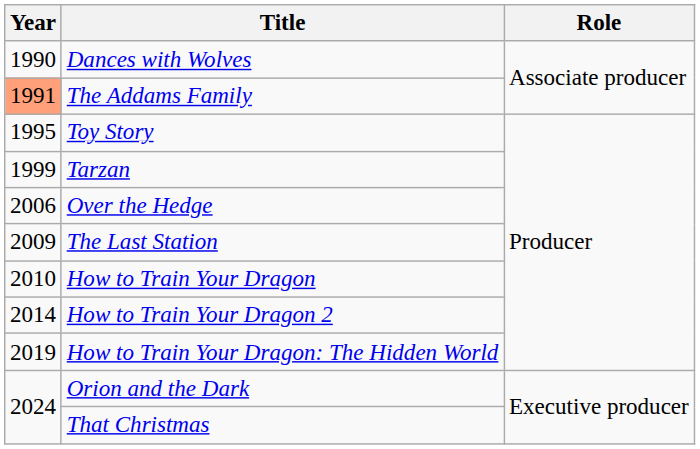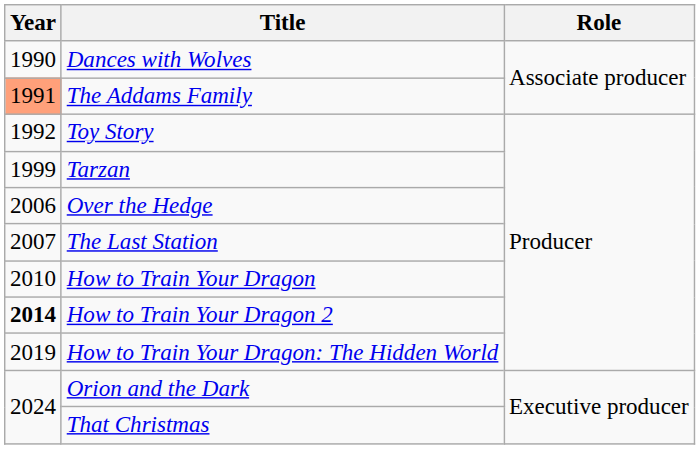(33, 132) 1995 -> (33, 132) 1992
(33, 242) 2009 -> (33, 242) 2007
(33, 315) normal -> (33, 315) bold
